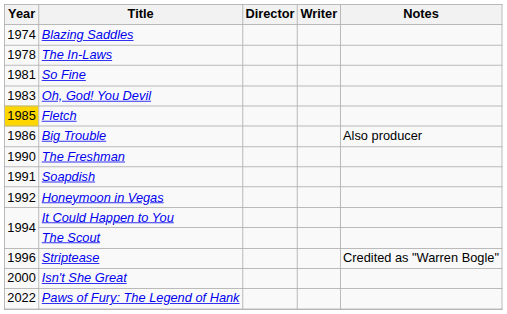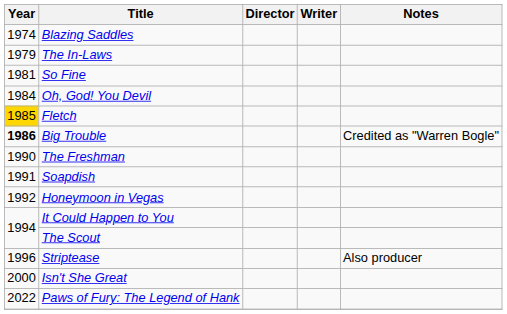(22, 55) 1978 -> (22, 55) 1979
(22, 95) 1983 -> (22, 95) 1984
(22, 136) normal -> (22, 136) bold
(383, 136) Also producer -> (421, 136) Credited as "Warren Bogle"
(421, 258) Credited as "Warren Bogle" -> (383, 258) Also producer
